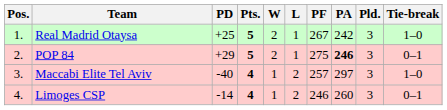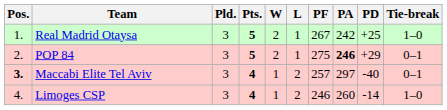columns swapped: (370, 14) <-> (225, 14)
(18, 74) normal -> (18, 74) bold
(413, 74) 1–0 -> (413, 74) 0–1
(413, 94) 0–1 -> (413, 94) 1–0
